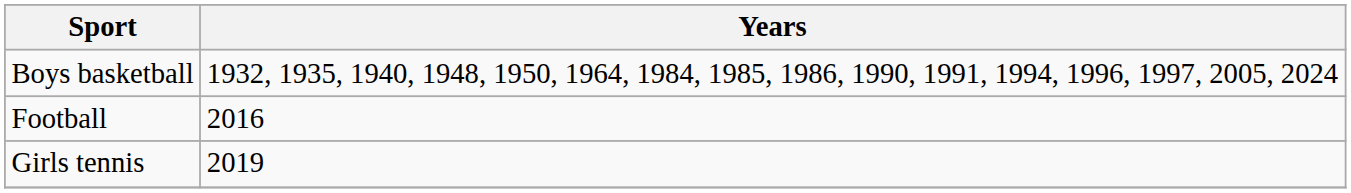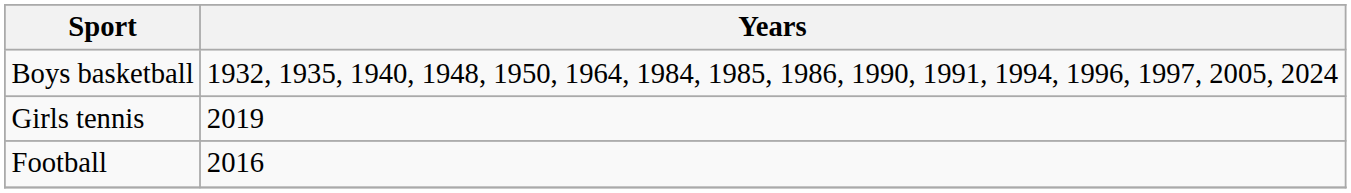rows swapped: (59, 118) <-> (78, 163)
